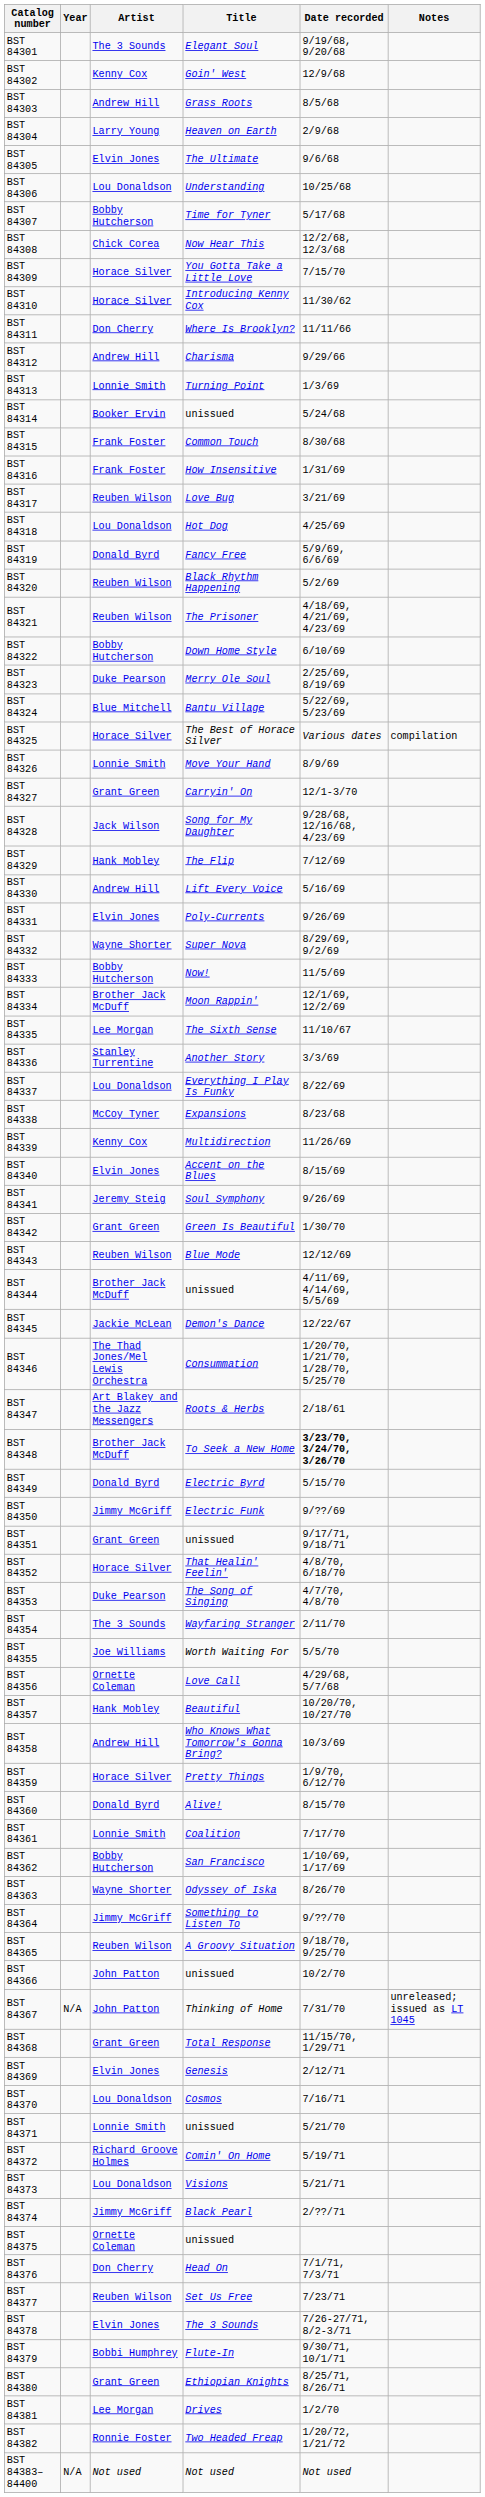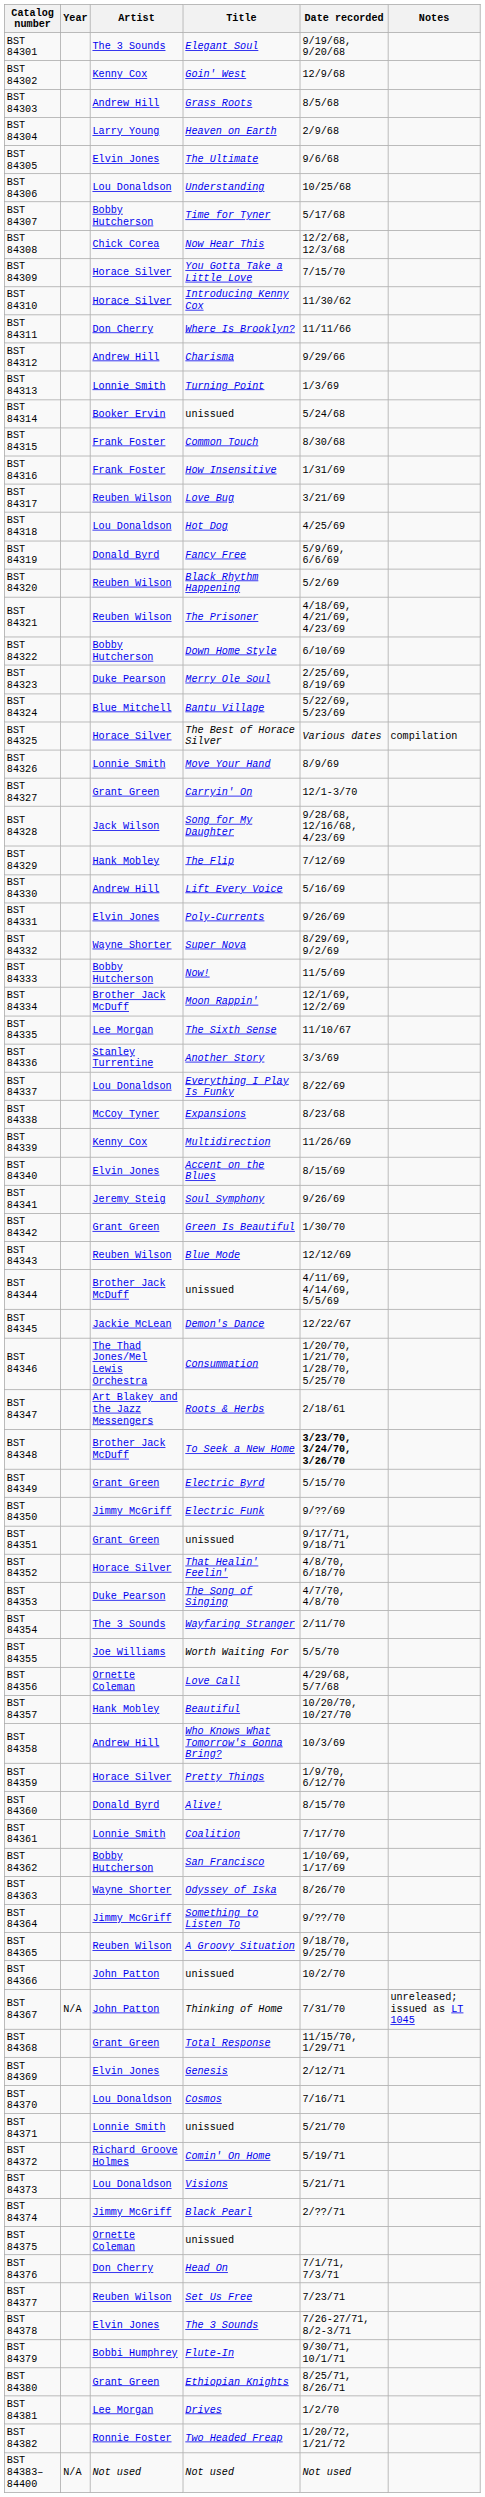(126, 1483) Donald Byrd -> (126, 1483) Grant Green
